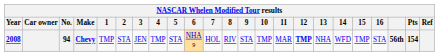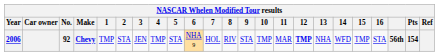(13, 40) 2008 -> (13, 40) 2006
(67, 40) 94 -> (67, 40) 92
